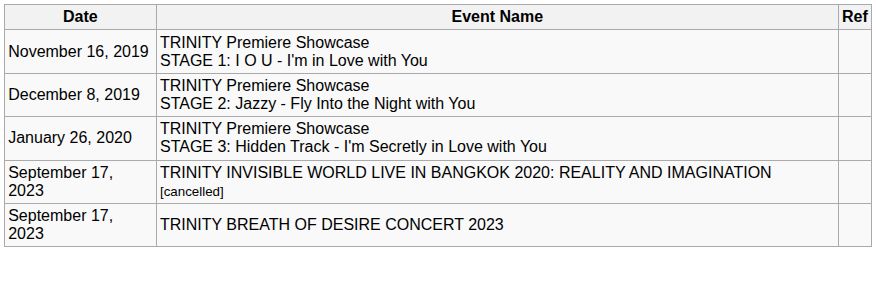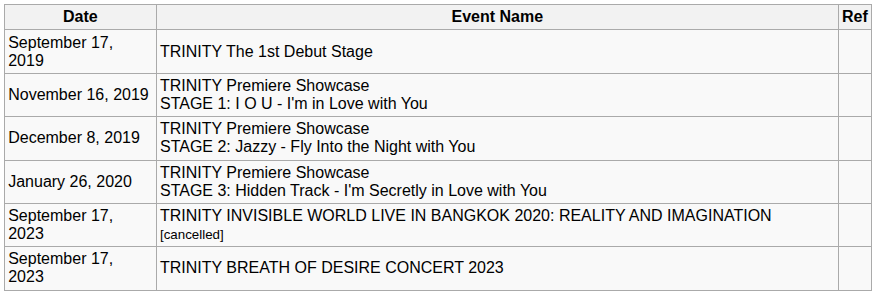+ row: (266, 51)
